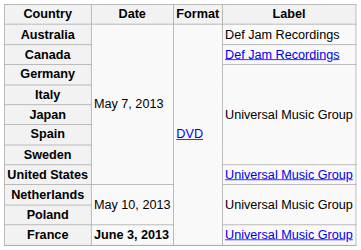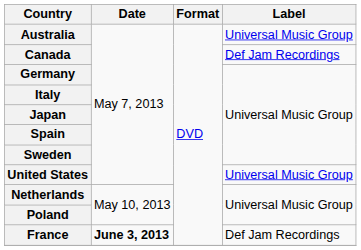(282, 34) Def Jam Recordings -> (289, 34) Universal Music Group
(289, 235) Universal Music Group -> (282, 235) Def Jam Recordings
